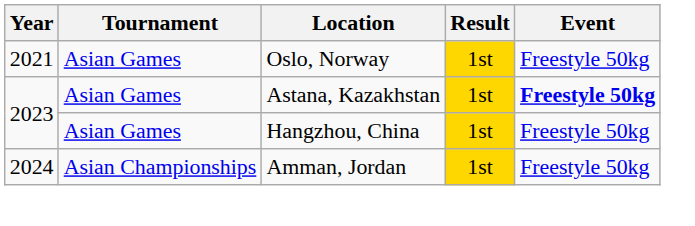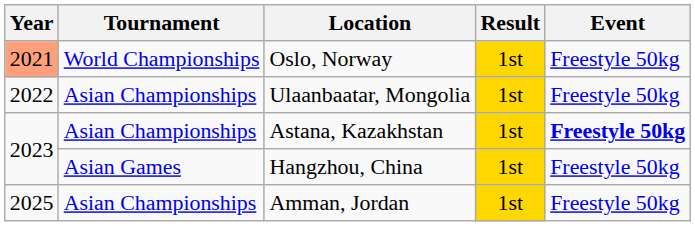(32, 58) no background -> (32, 58) lightsalmon background
(122, 58) Asian Games -> (162, 58) World Championships
+ row: (370, 94)
(122, 94) Asian Games -> (160, 131) Asian Championships
(32, 167) 2024 -> (32, 203) 2025
